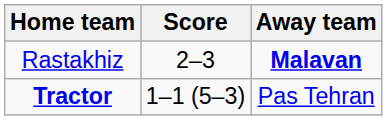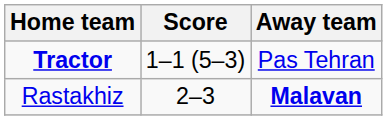rows swapped: (73, 59) <-> (73, 96)
